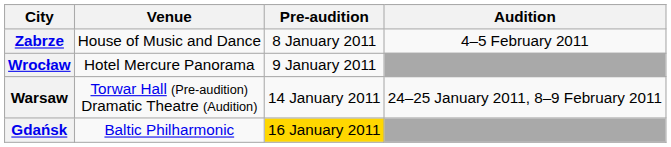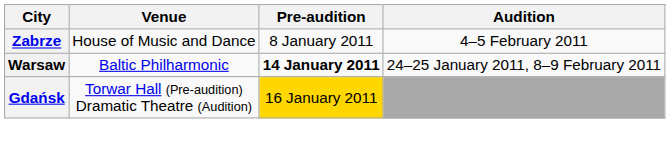- row: (39, 65)
(169, 98) Torwar Hall (Pre-audition) Dramatic Theatre (Audition) -> (164, 65) Baltic Philharmonic
(324, 98) normal -> (321, 65) bold
(169, 130) Baltic Philharmonic -> (164, 98) Torwar Hall (Pre-audition) Dramatic Theatre (Audition)
